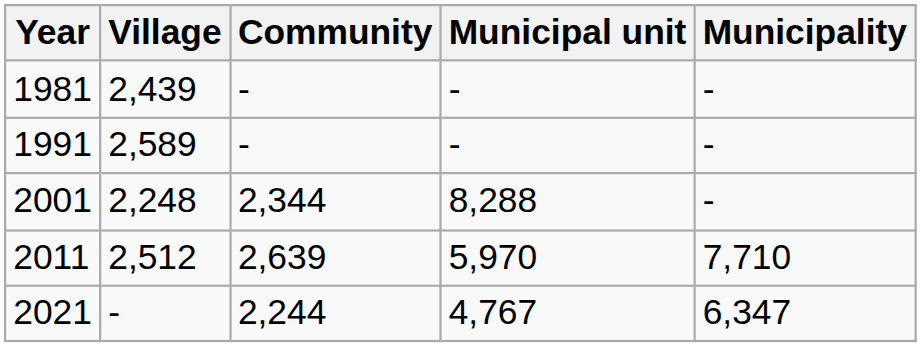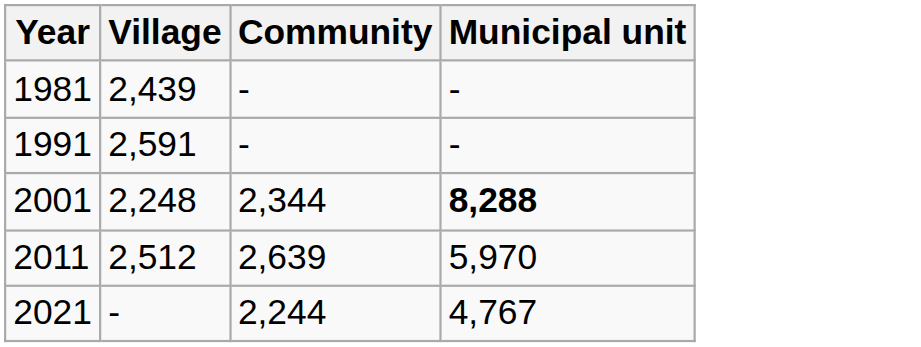- column: (805, 32)
(152, 144) 2,589 -> (152, 144) 2,591
(493, 200) normal -> (493, 200) bold
